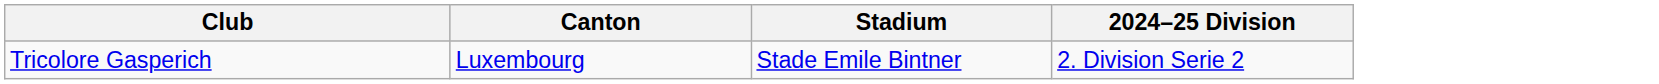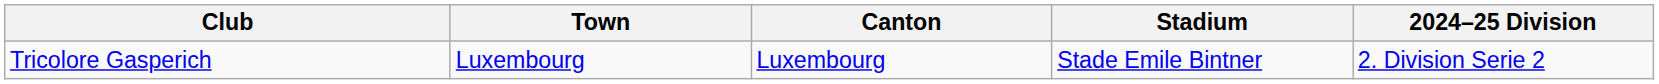+ column: (601, 22)
